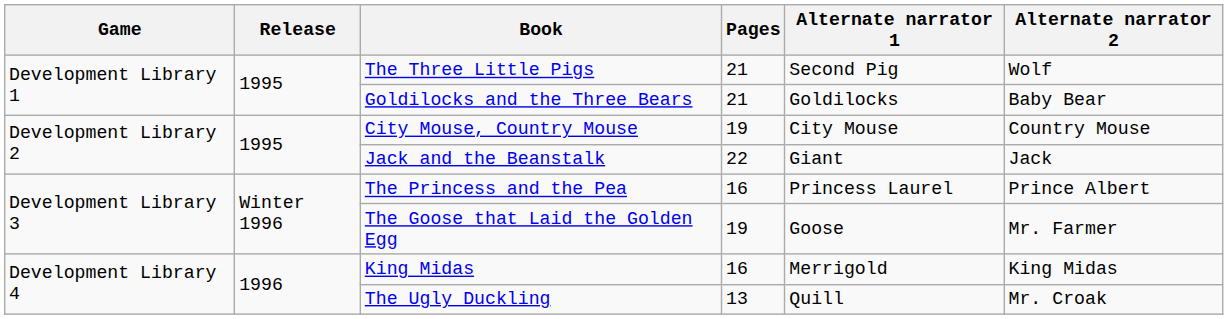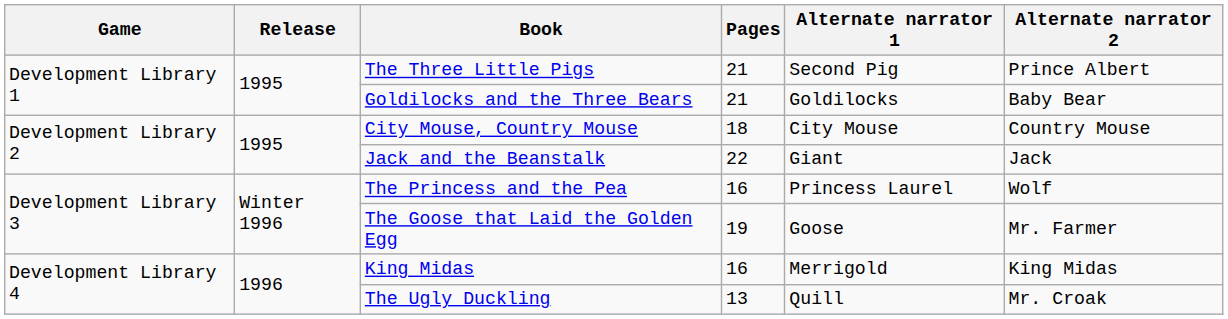(1030, 70) Wolf -> (1080, 70) Prince Albert
(737, 130) 19 -> (737, 130) 18
(1080, 189) Prince Albert -> (1030, 189) Wolf
